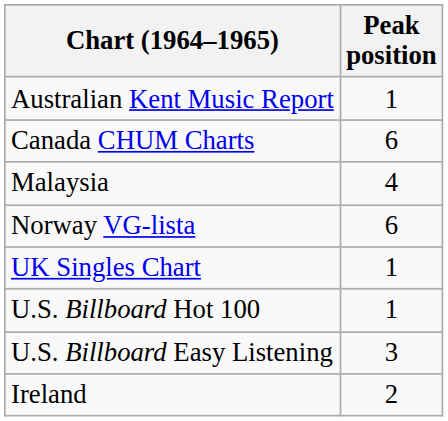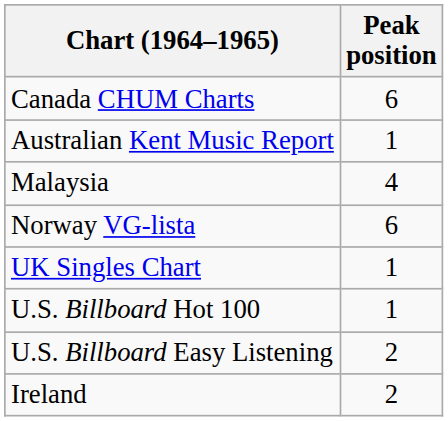rows swapped: (172, 98) <-> (133, 140)
(391, 352) 3 -> (391, 352) 2
